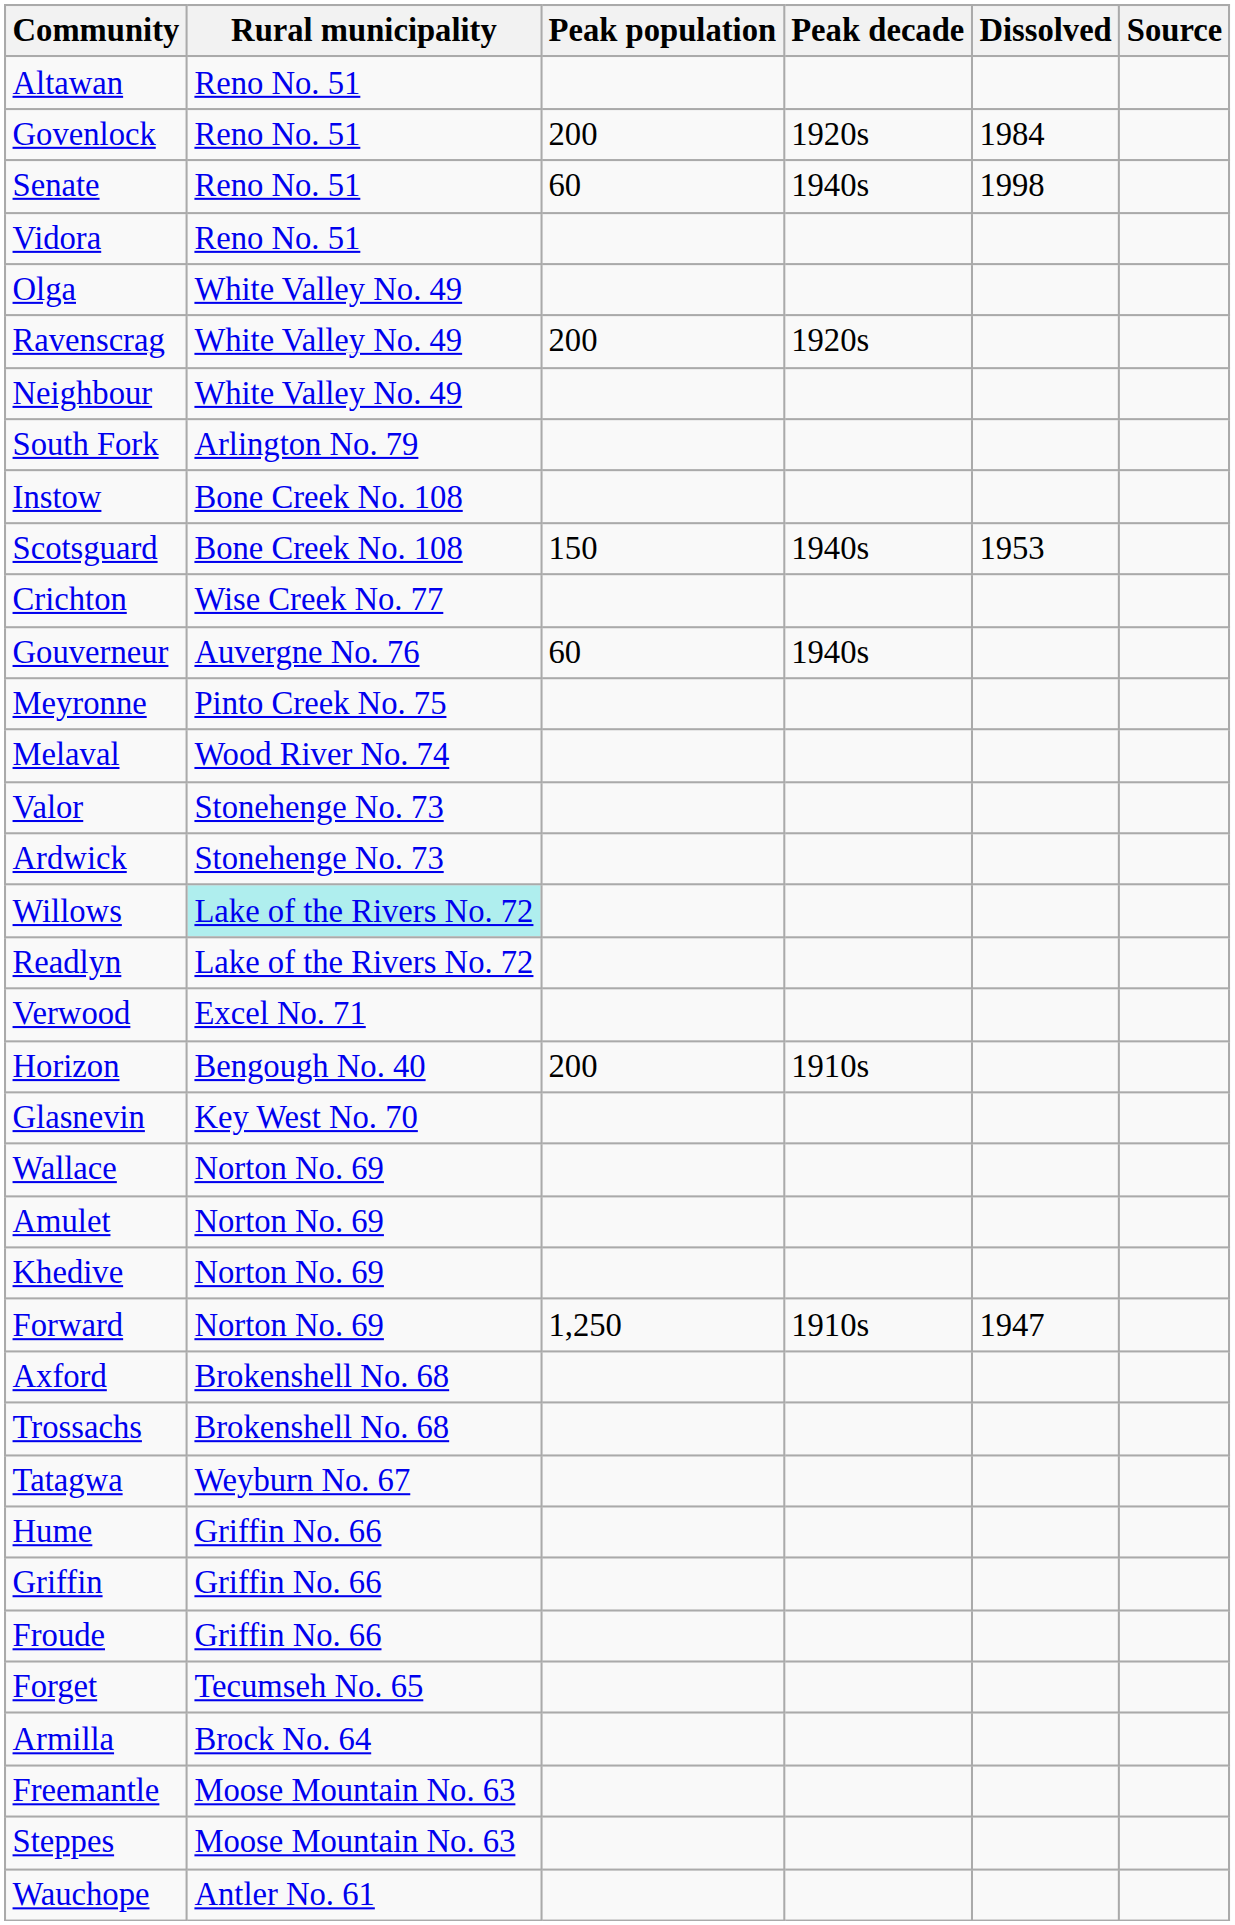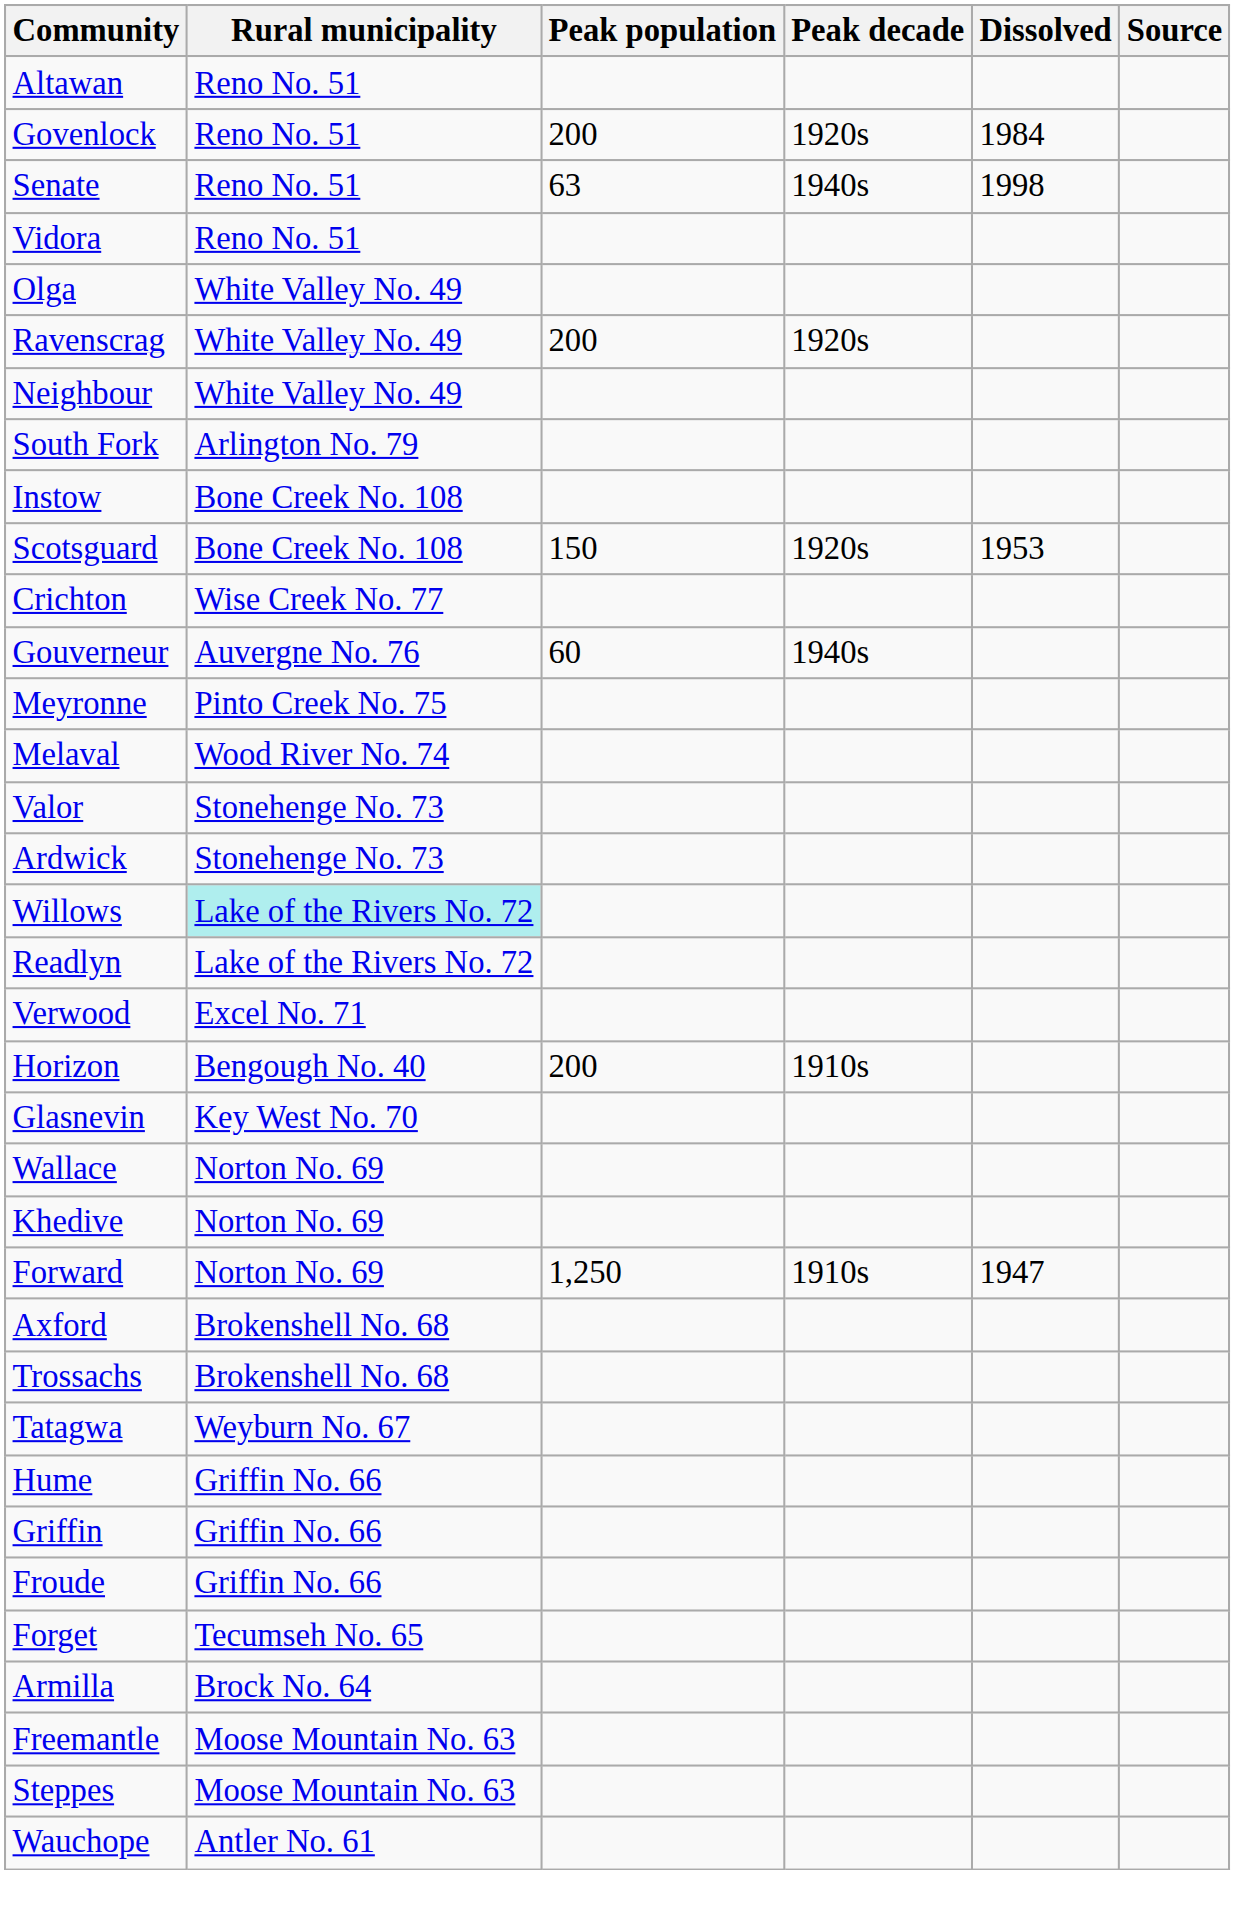(565, 185) 60 -> (565, 185) 63
(830, 548) 1940s -> (830, 548) 1920s
- row: (62, 1220)
